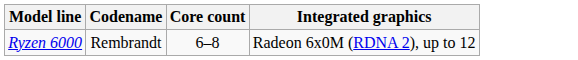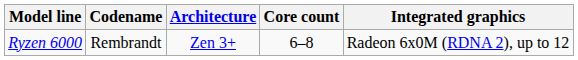+ column: (213, 17)
